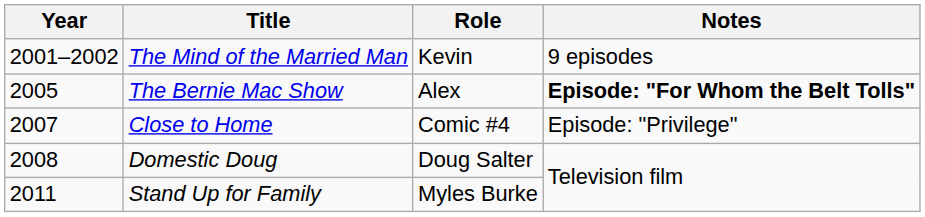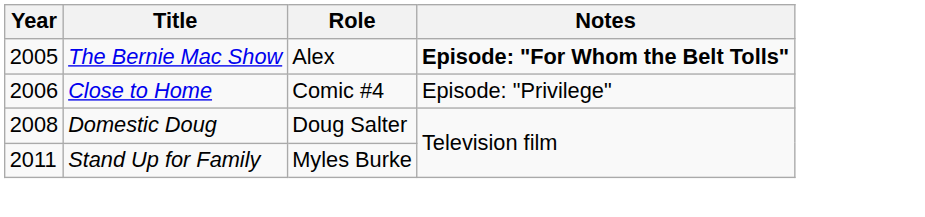- row: (268, 56)
(34, 125) 2007 -> (34, 90) 2006
